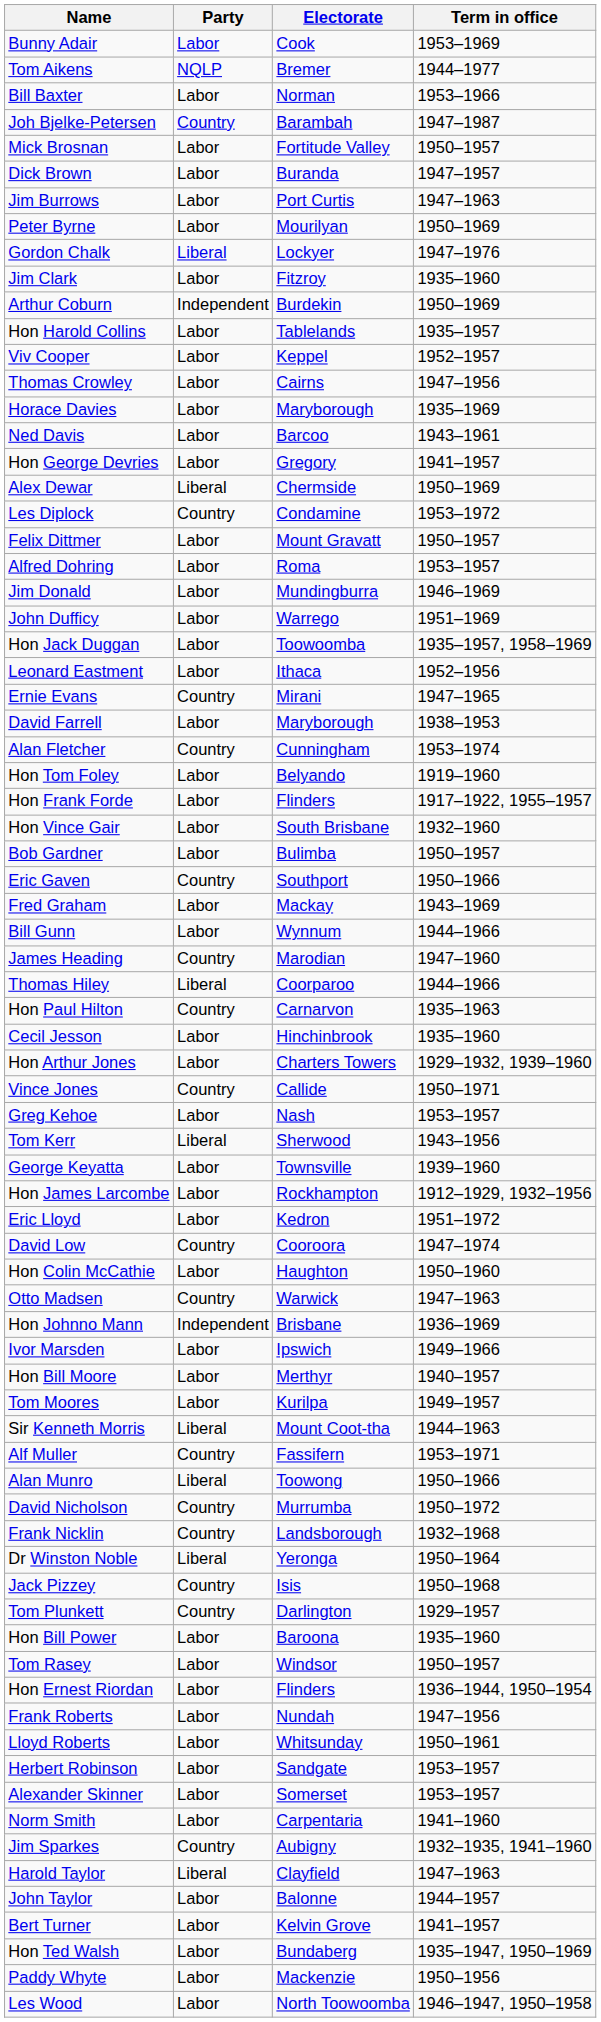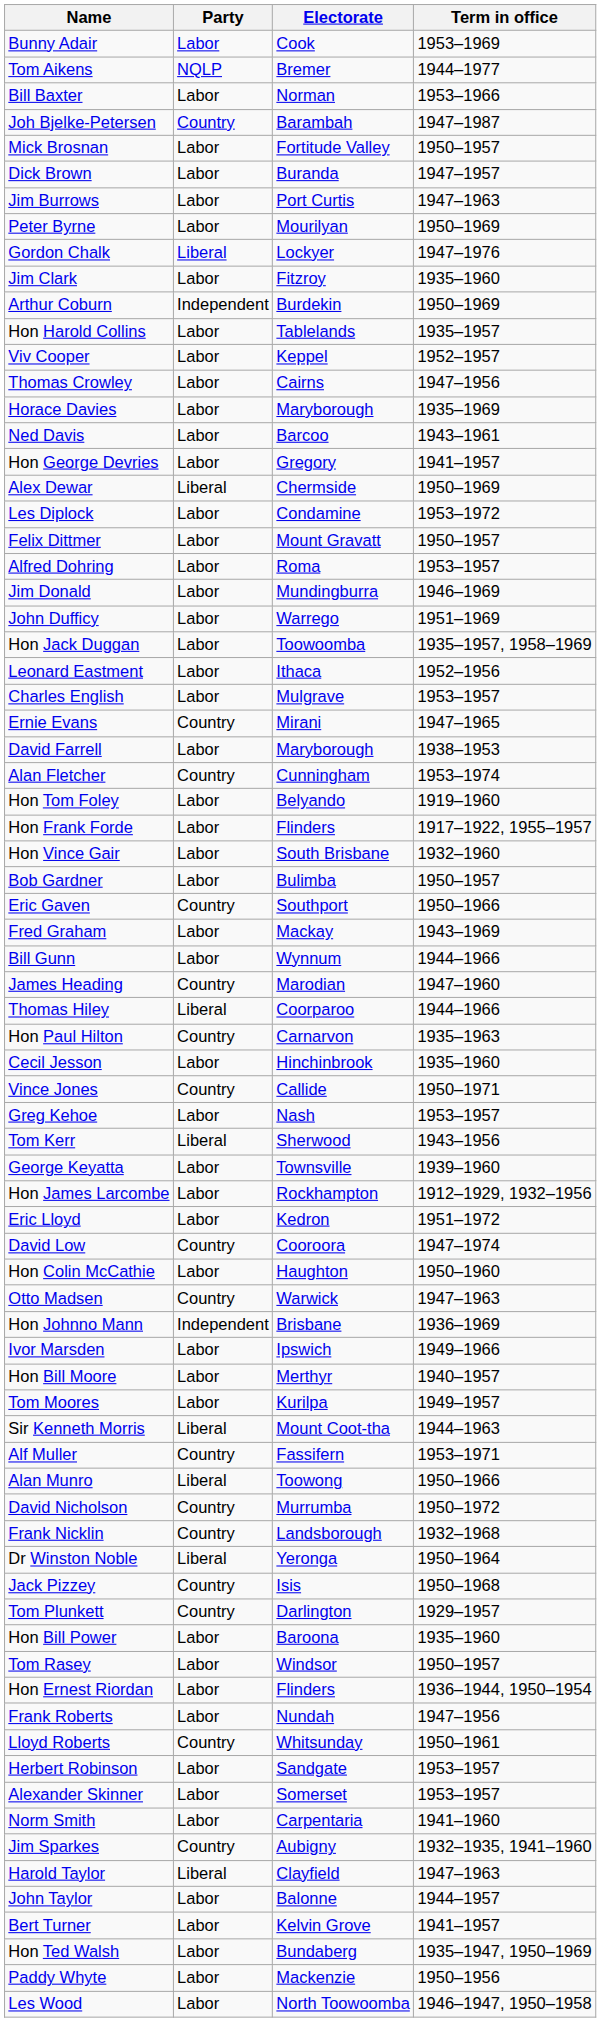(206, 514) Country -> (198, 514) Labor
+ row: (66, 697)
- row: (72, 1063)
(198, 1742) Labor -> (206, 1742) Country
